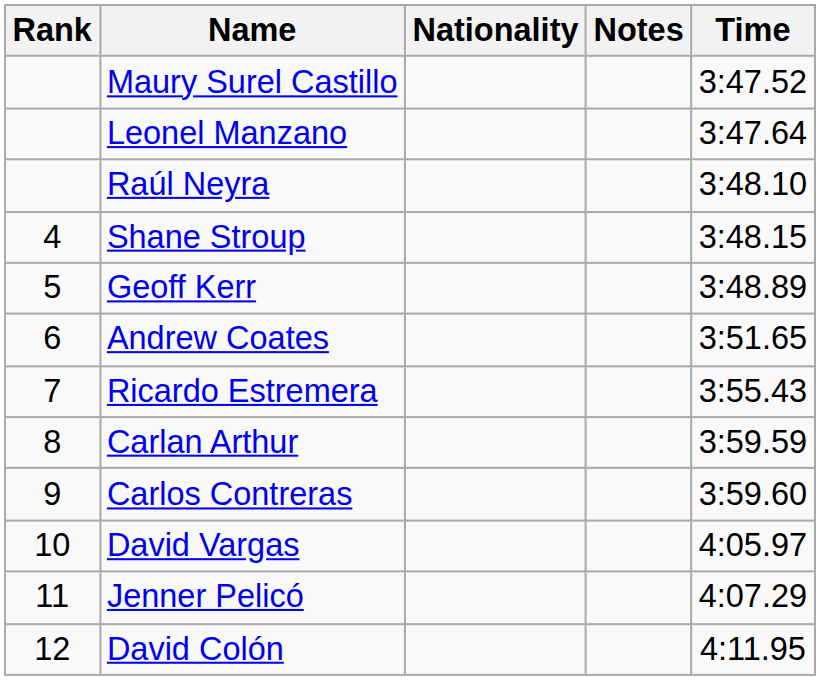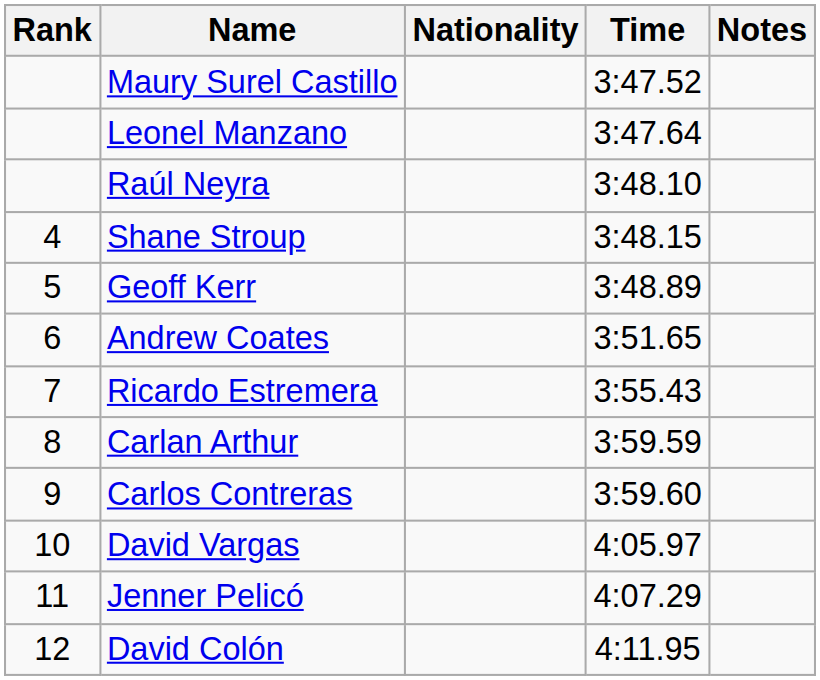columns swapped: (753, 30) <-> (639, 30)
